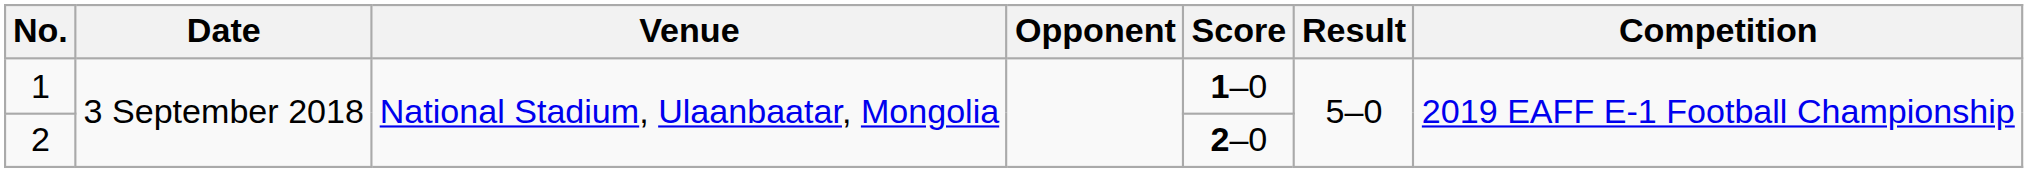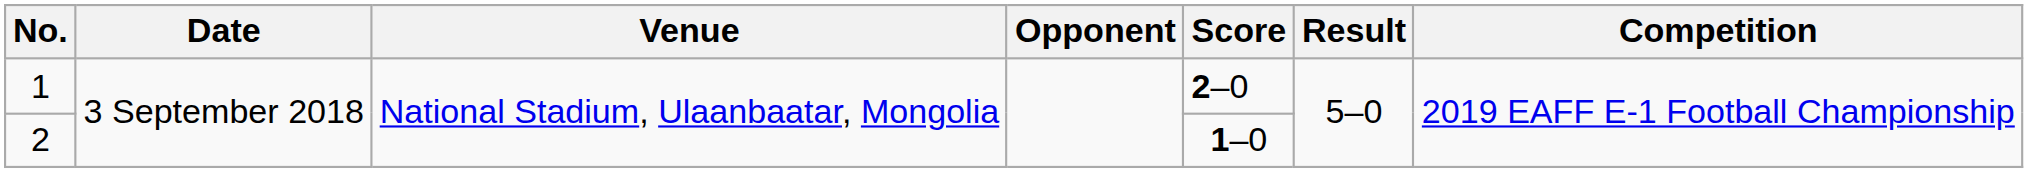(1239, 85) 1–0 -> (1220, 85) 2–0
(1239, 139) 2–0 -> (1239, 139) 1–0
